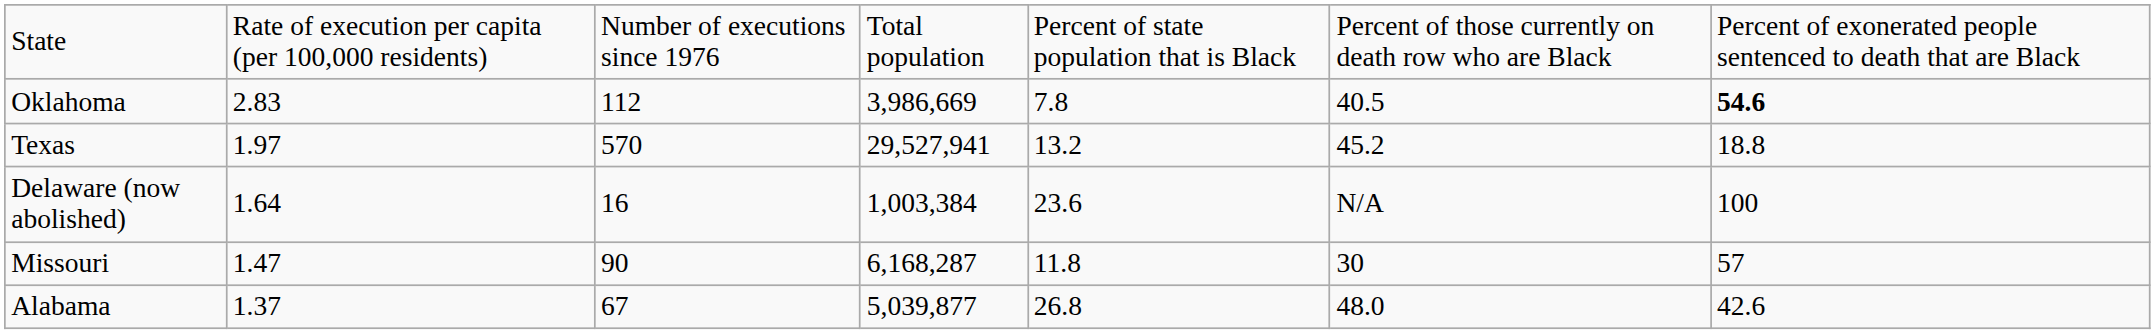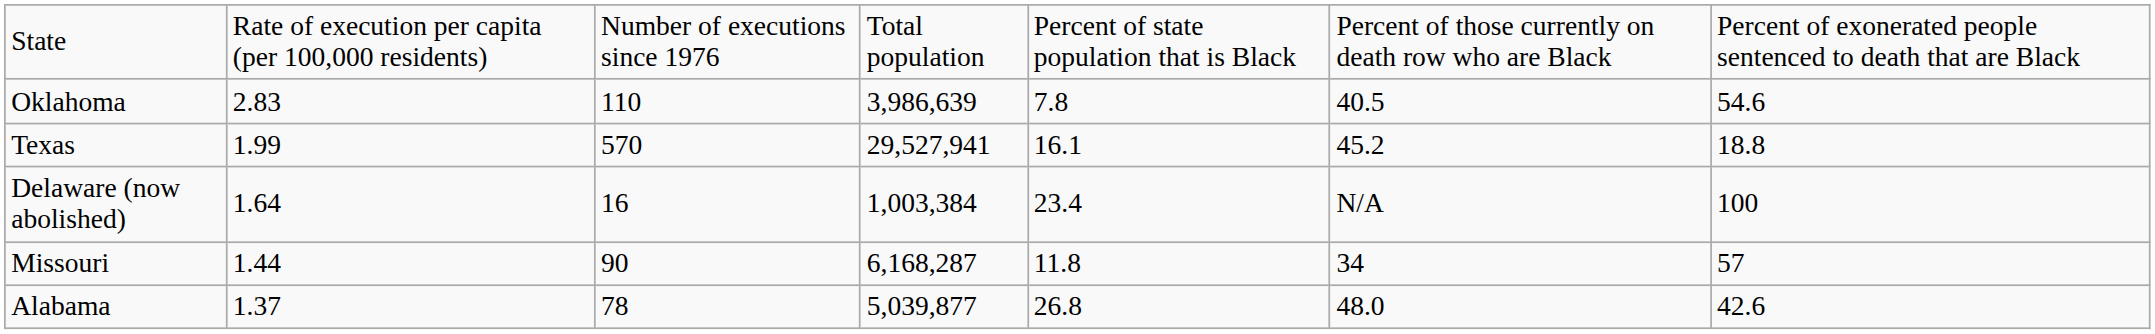(621, 100) 112 -> (621, 100) 110
(922, 100) 3,986,669 -> (922, 100) 3,986,639
(1741, 100) bold -> (1741, 100) normal
(257, 144) 1.97 -> (257, 144) 1.99
(1058, 144) 13.2 -> (1058, 144) 16.1
(1058, 203) 23.6 -> (1058, 203) 23.4
(257, 262) 1.47 -> (257, 262) 1.44
(1350, 262) 30 -> (1350, 262) 34
(615, 306) 67 -> (615, 306) 78
